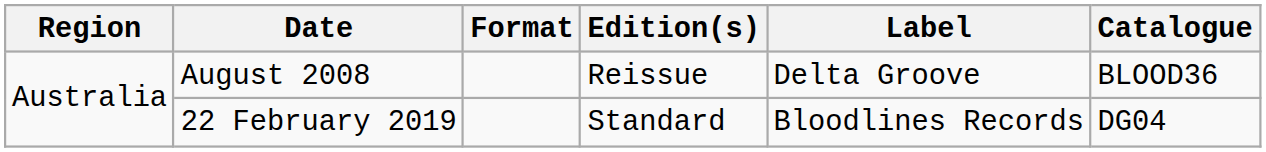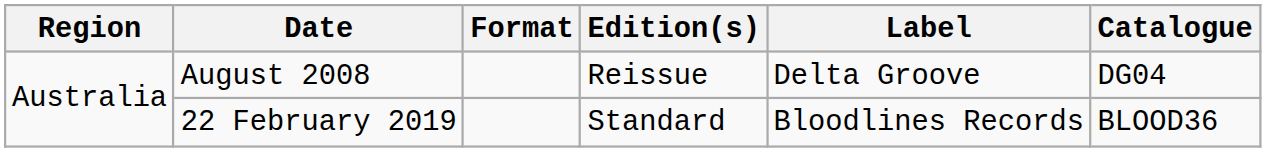(1158, 75) BLOOD36 -> (1132, 75) DG04
(1132, 122) DG04 -> (1158, 122) BLOOD36
